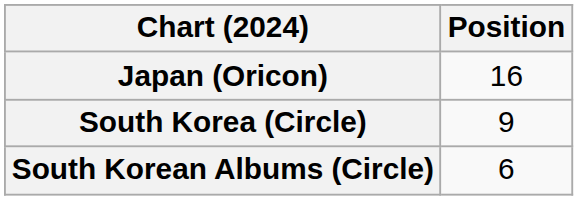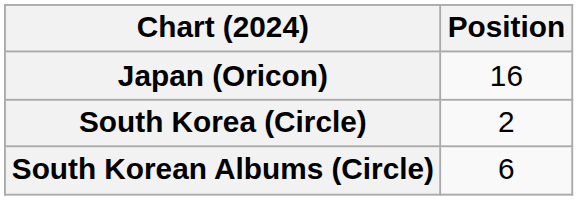(506, 122) 9 -> (506, 122) 2
